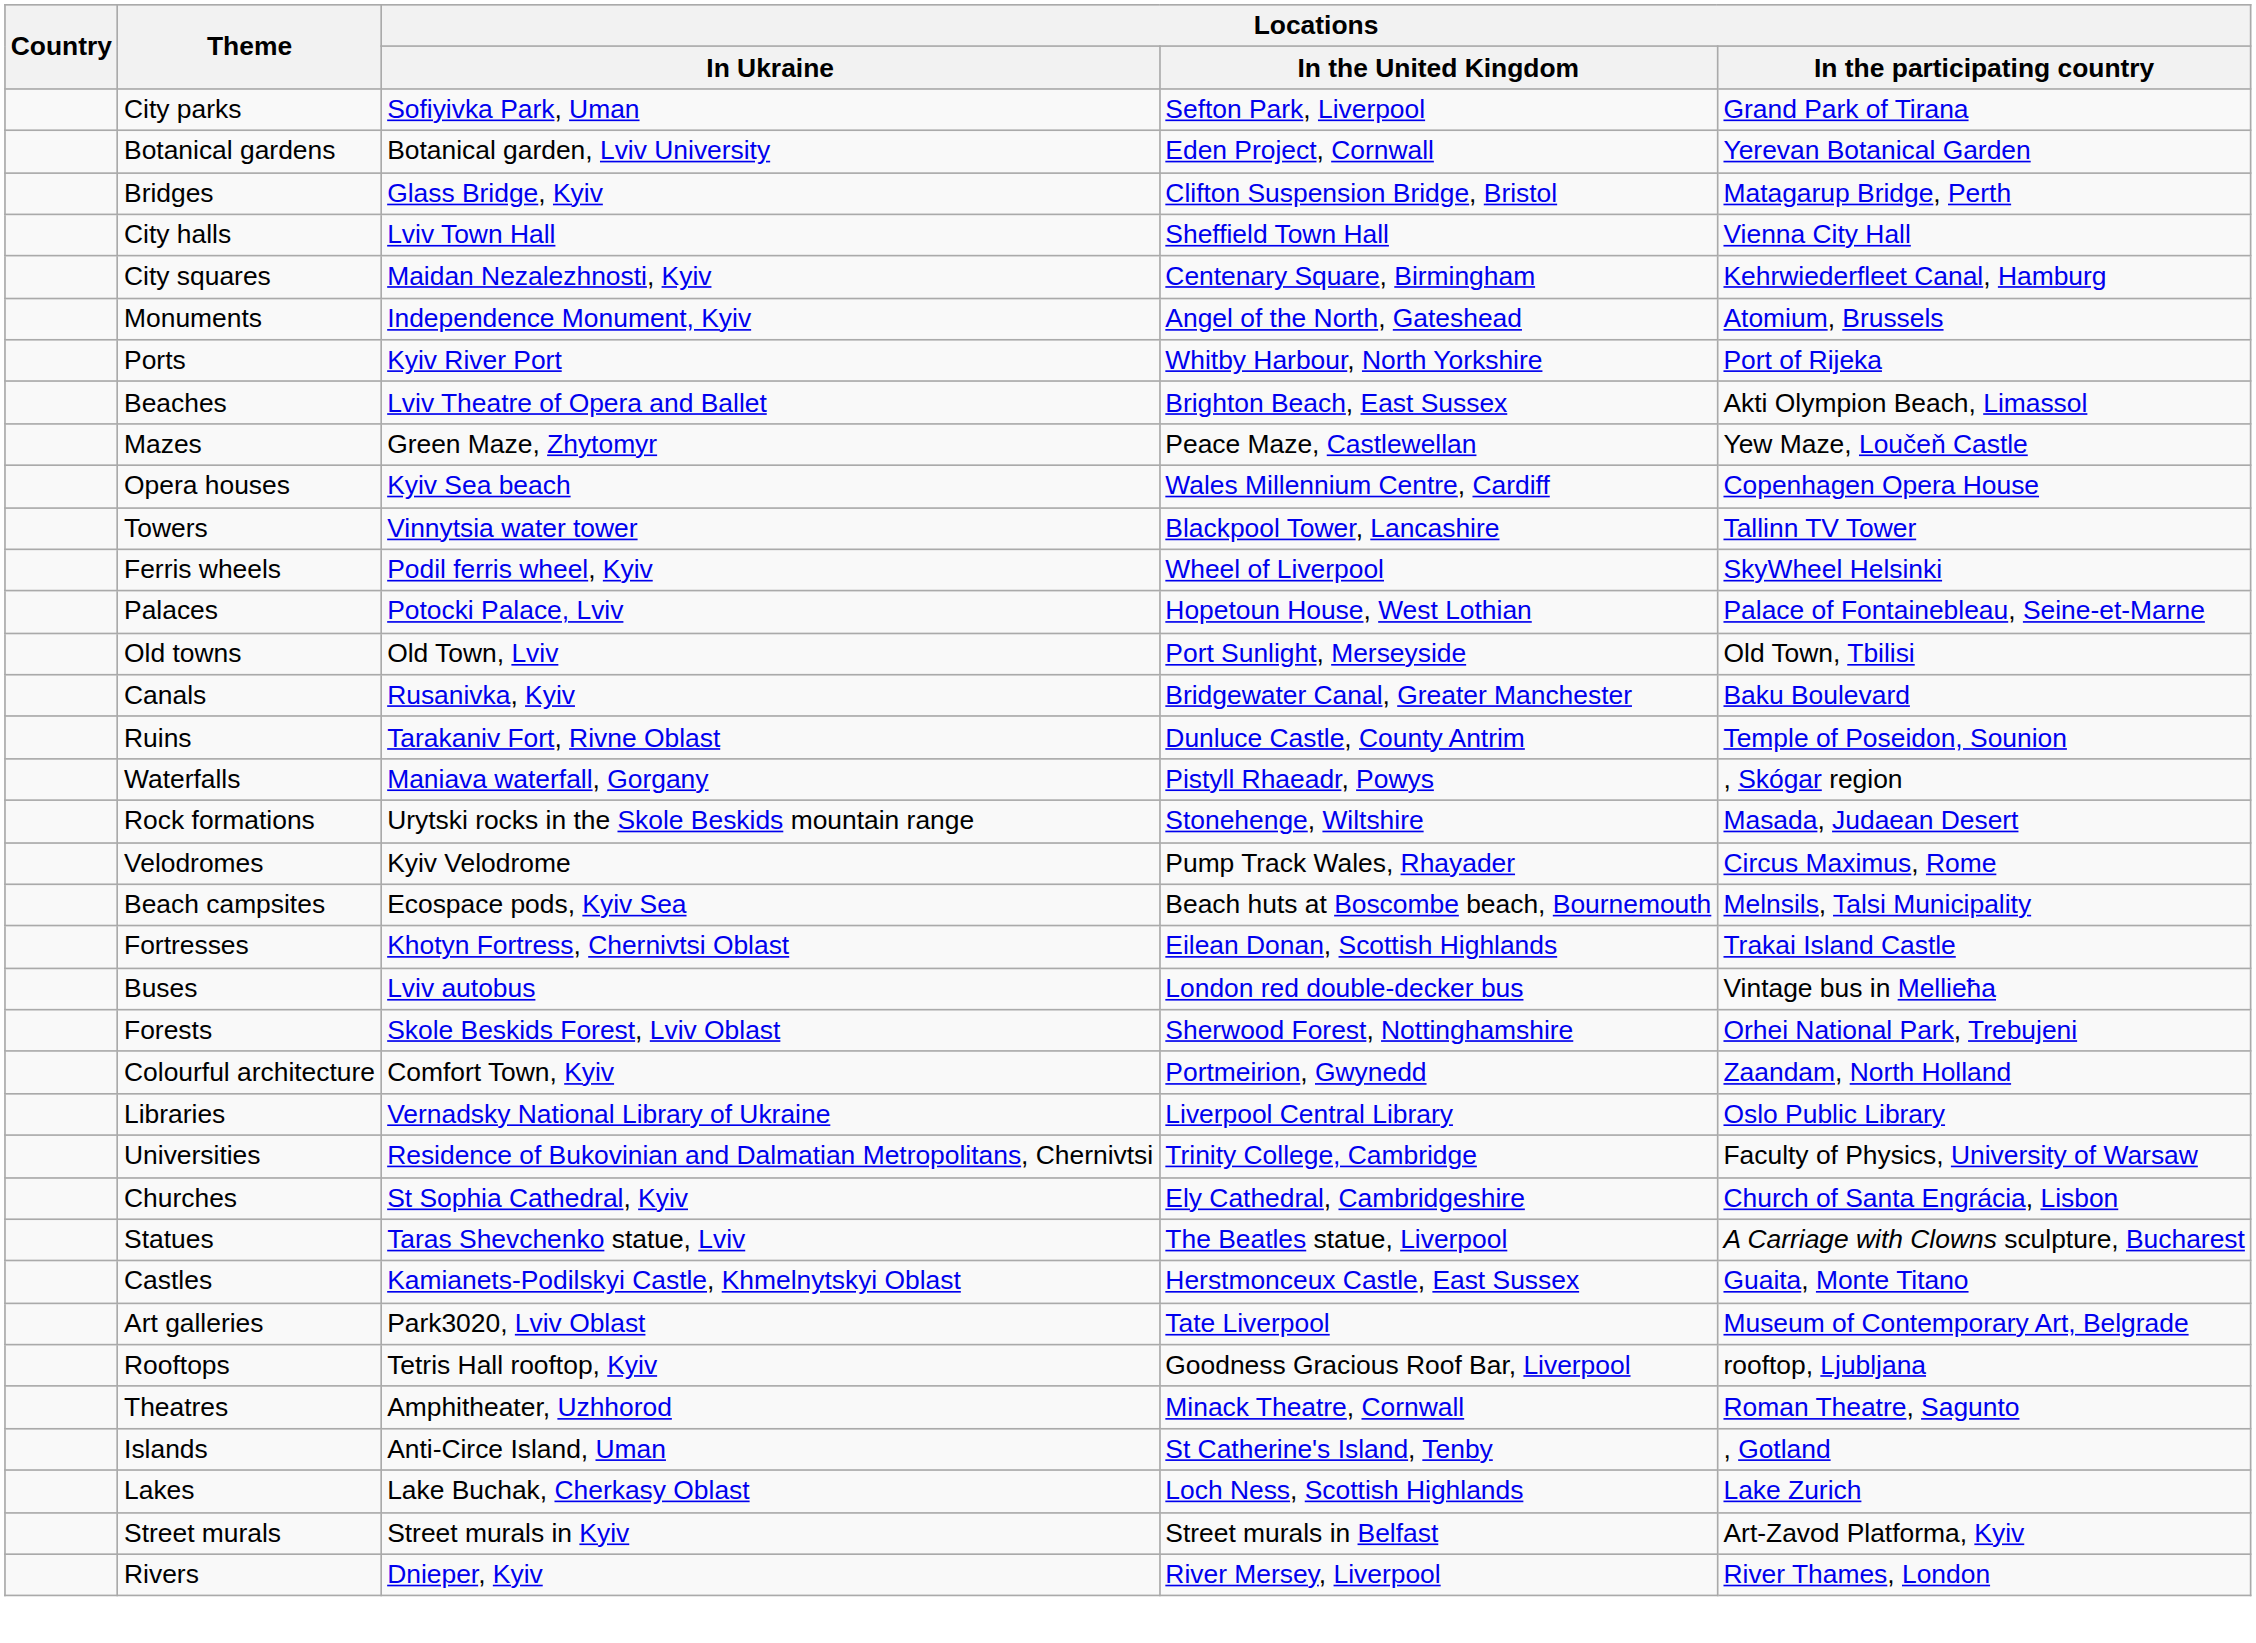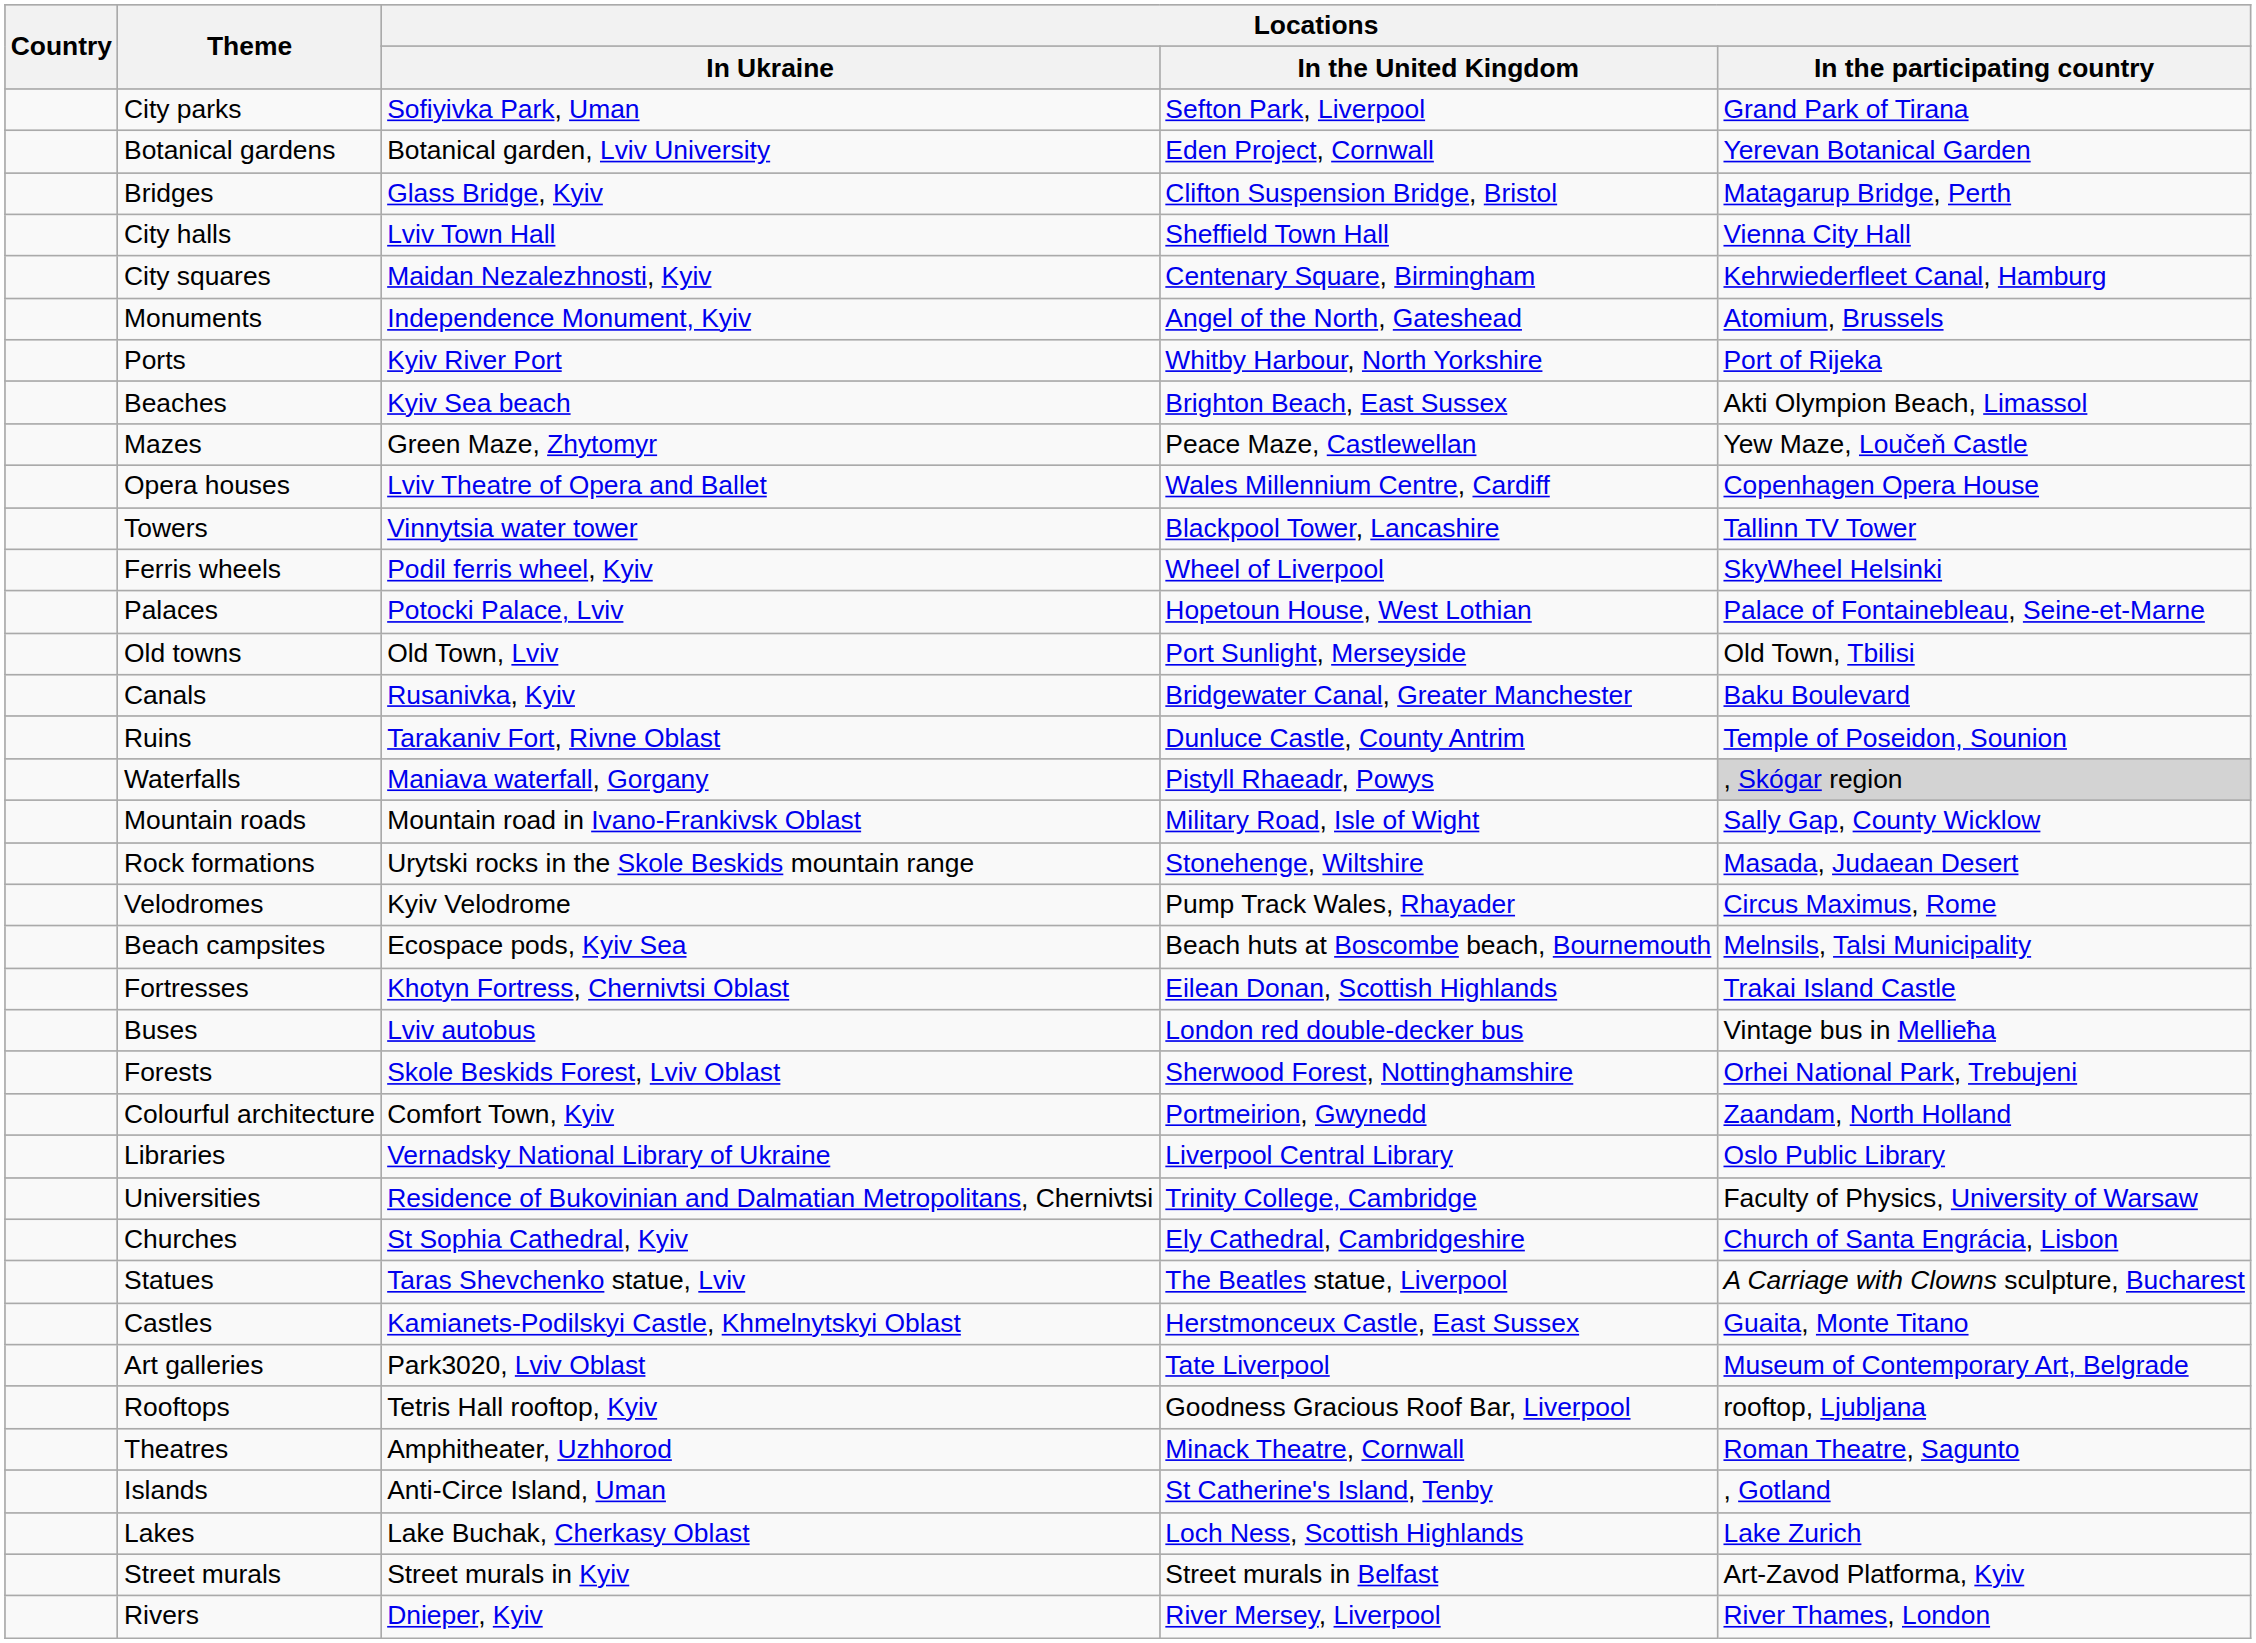(577, 402) Lviv Theatre of Opera and Ballet -> (479, 402) Kyiv Sea beach
(479, 485) Kyiv Sea beach -> (577, 485) Lviv Theatre of Opera and Ballet
(1813, 779) no background -> (1813, 779) lightgrey background
+ row: (215, 820)
